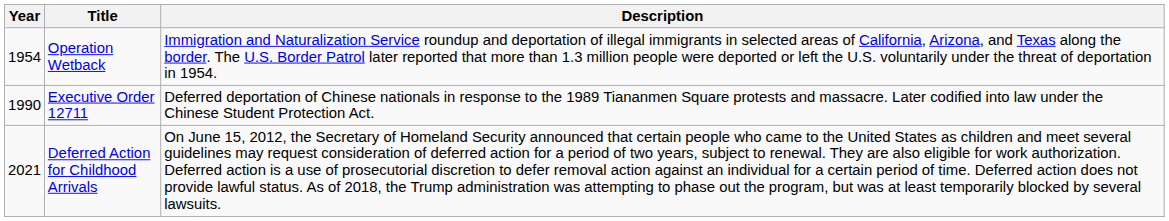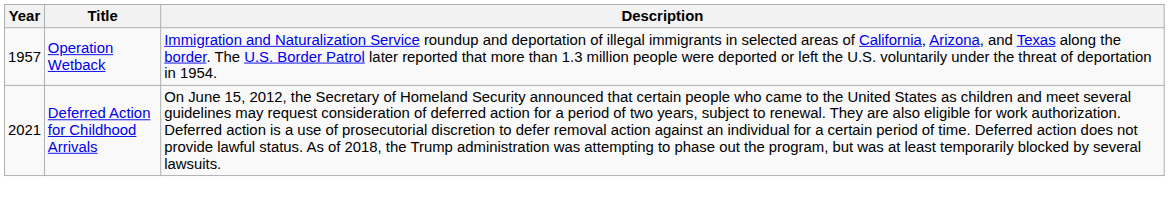(24, 56) 1954 -> (24, 56) 1957
- row: (101, 105)
